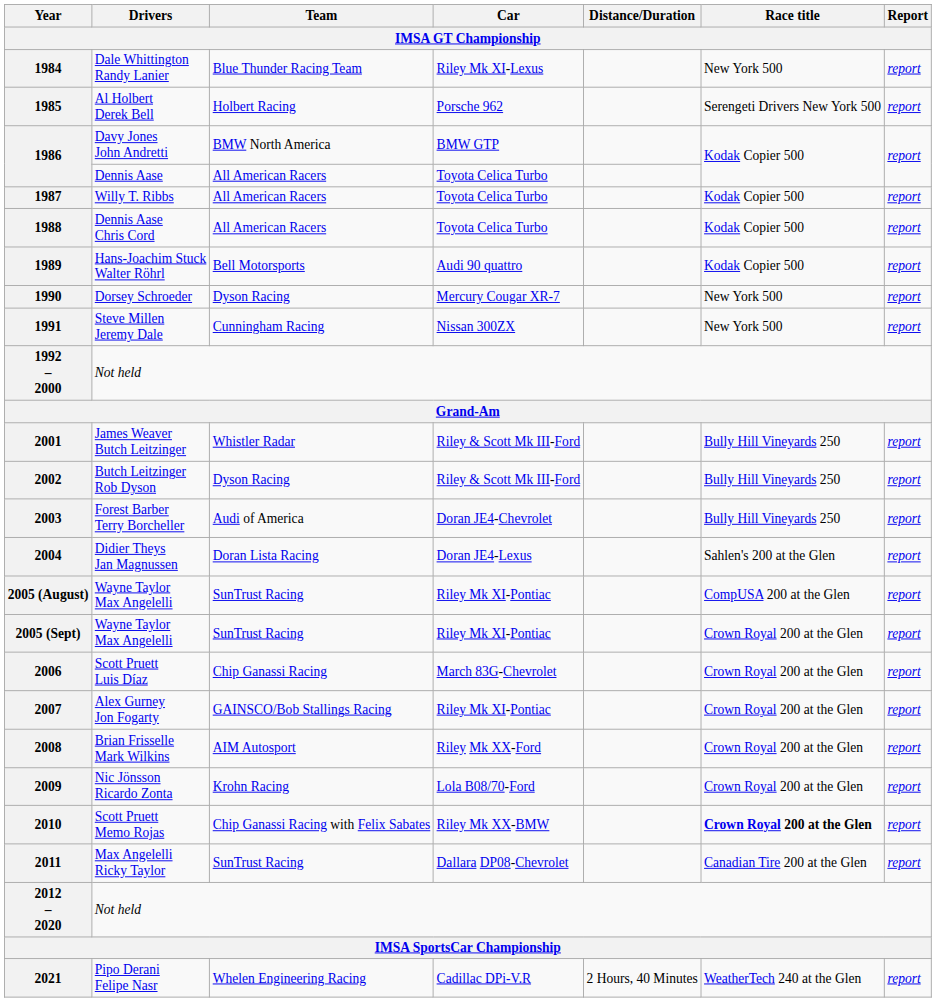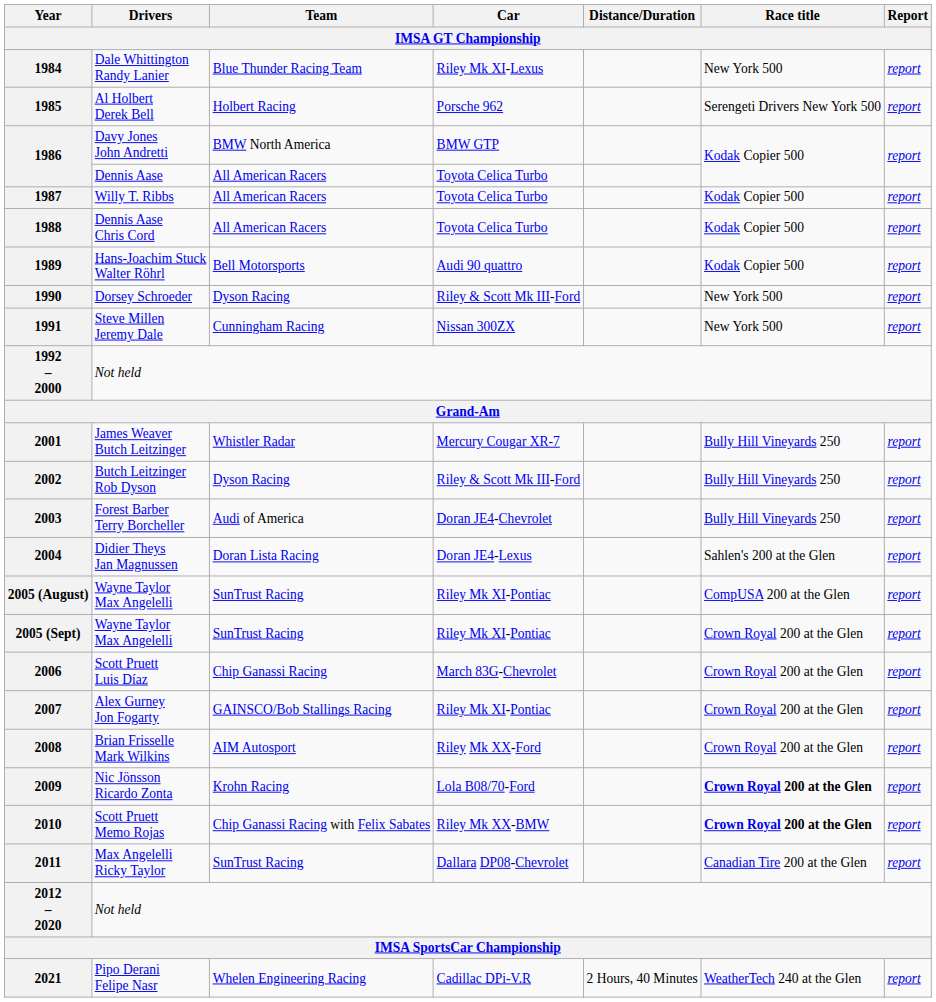(498, 296) Mercury Cougar XR-7 -> (508, 296) Riley & Scott Mk III-Ford
(508, 442) Riley & Scott Mk III-Ford -> (498, 442) Mercury Cougar XR-7
(784, 786) normal -> (788, 786) bold
